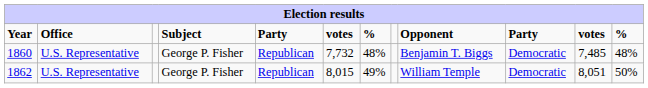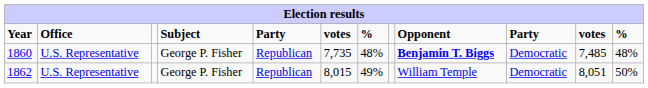(340, 53) 7,732 -> (338, 53) 7,735
(446, 53) normal -> (446, 53) bold
